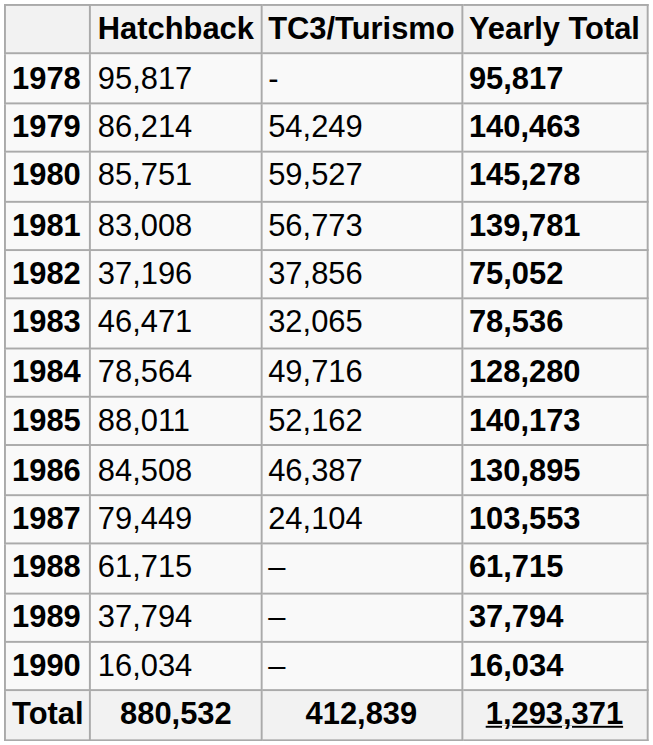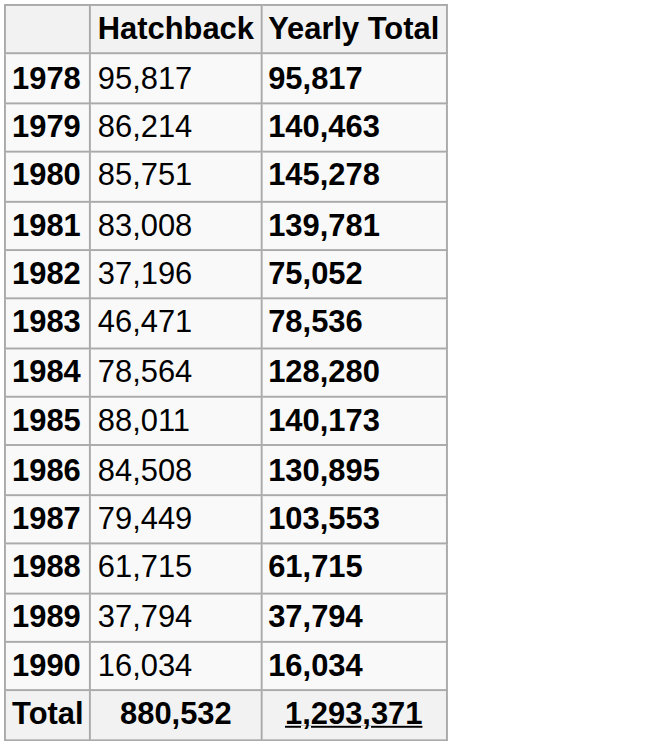- column: (361, 28)
